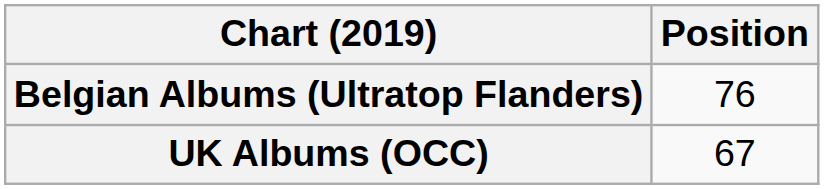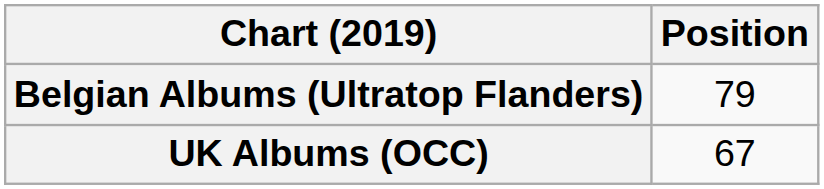(735, 93) 76 -> (735, 93) 79
